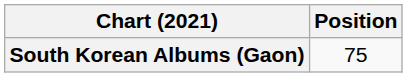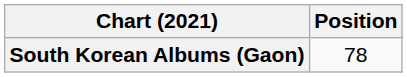(356, 54) 75 -> (356, 54) 78
